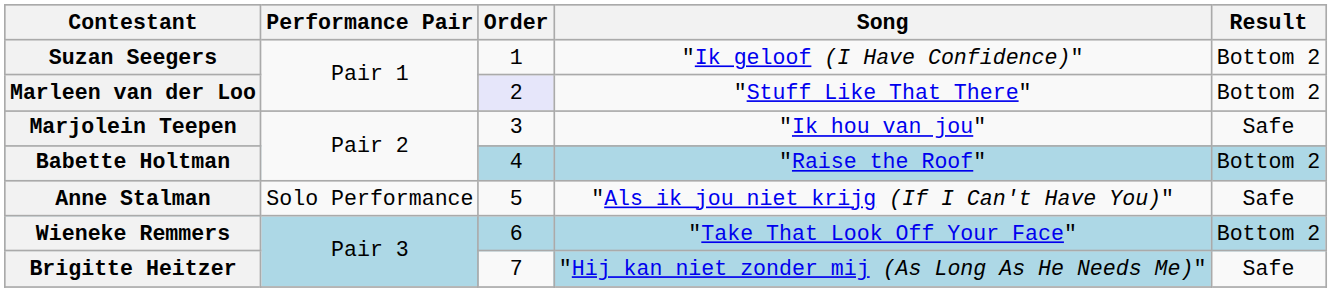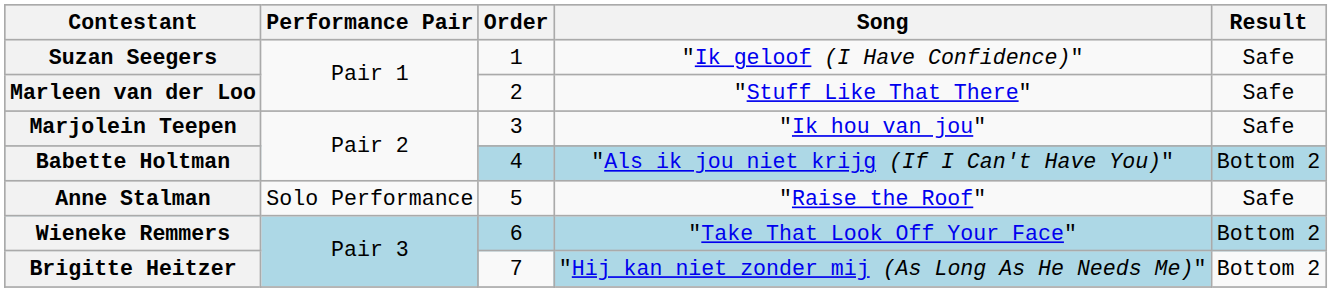(1268, 58) Bottom 2 -> (1268, 58) Safe
(516, 93) lavender background -> (516, 93) no background
(1268, 93) Bottom 2 -> (1268, 93) Safe
(883, 163) "Raise the Roof" -> (883, 163) "Als ik jou niet krijg (If I Can't Have You)"
(883, 198) "Als ik jou niet krijg (If I Can't Have You)" -> (883, 198) "Raise the Roof"
(1268, 269) Safe -> (1268, 269) Bottom 2
